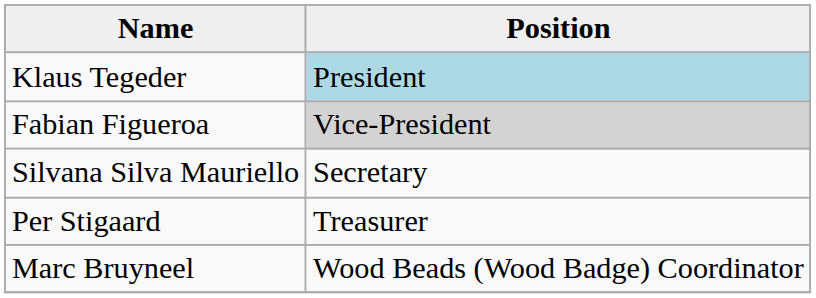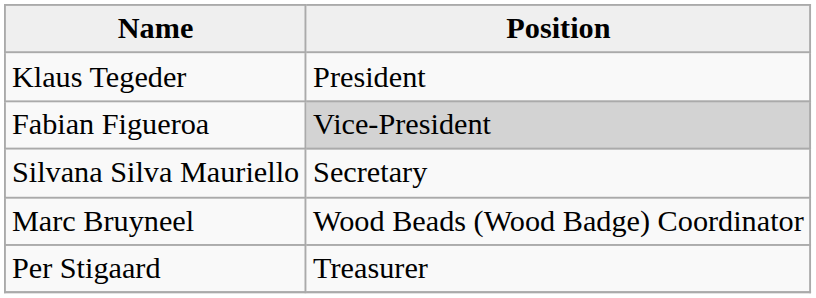(369, 76) lightblue background -> (369, 76) no background
rows swapped: (86, 220) <-> (103, 268)
